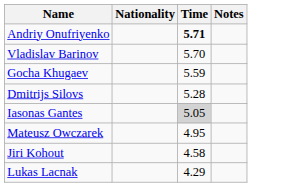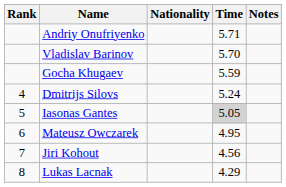+ column: (22, 14)
(194, 34) bold -> (229, 34) normal
(194, 93) 5.28 -> (229, 93) 5.24
(194, 152) 4.58 -> (229, 152) 4.56
